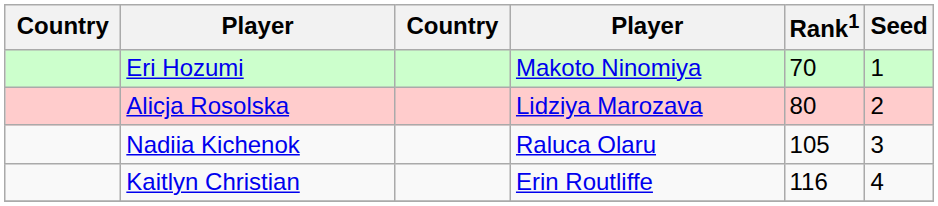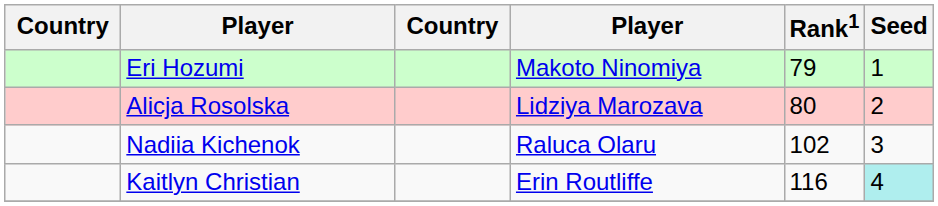(803, 68) 70 -> (803, 68) 79
(810, 144) 105 -> (810, 144) 102
(877, 182) no background -> (877, 182) paleturquoise background
